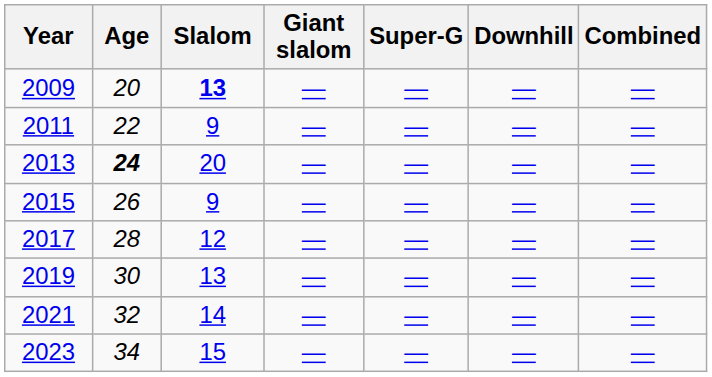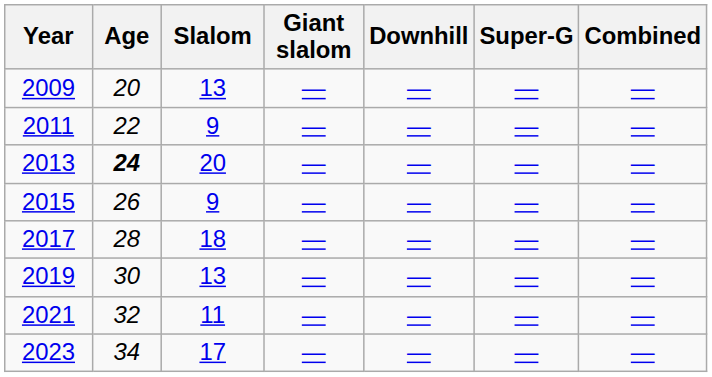columns swapped: (416, 36) <-> (524, 36)
(213, 88) bold -> (213, 88) normal
(213, 239) 12 -> (213, 239) 18
(213, 314) 14 -> (213, 314) 11
(213, 352) 15 -> (213, 352) 17
